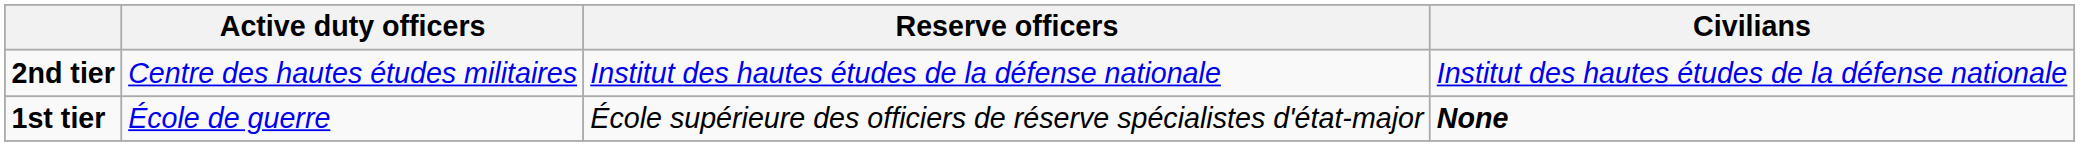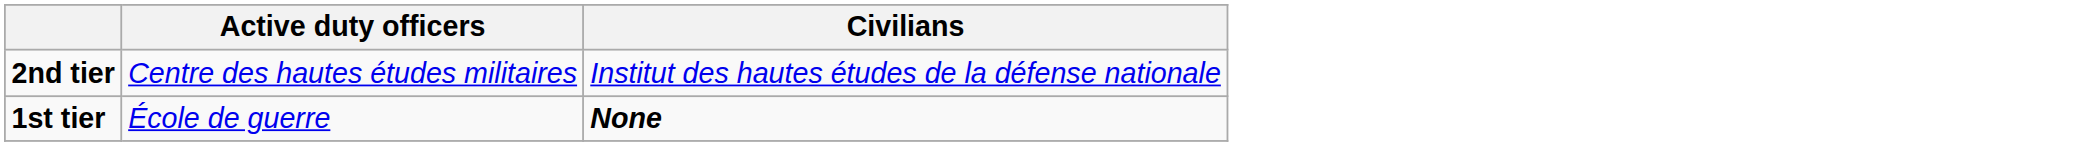- column: (1007, 27)
